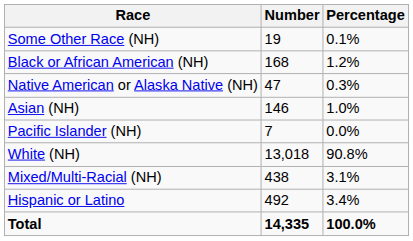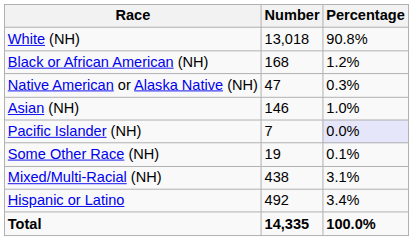rows swapped: (44, 154) <-> (83, 39)
(343, 131) no background -> (343, 131) lavender background
